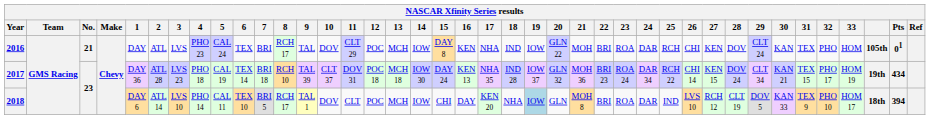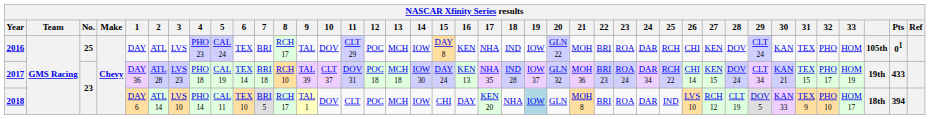(88, 48) 21 -> (88, 48) 25
(898, 74) 434 -> (898, 74) 433
